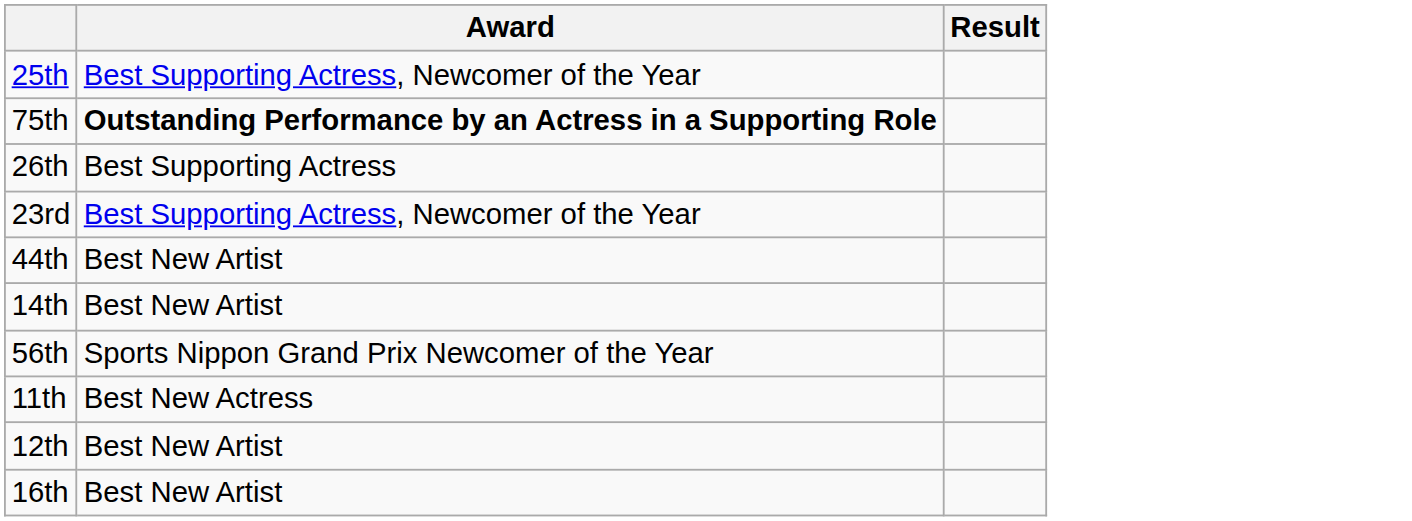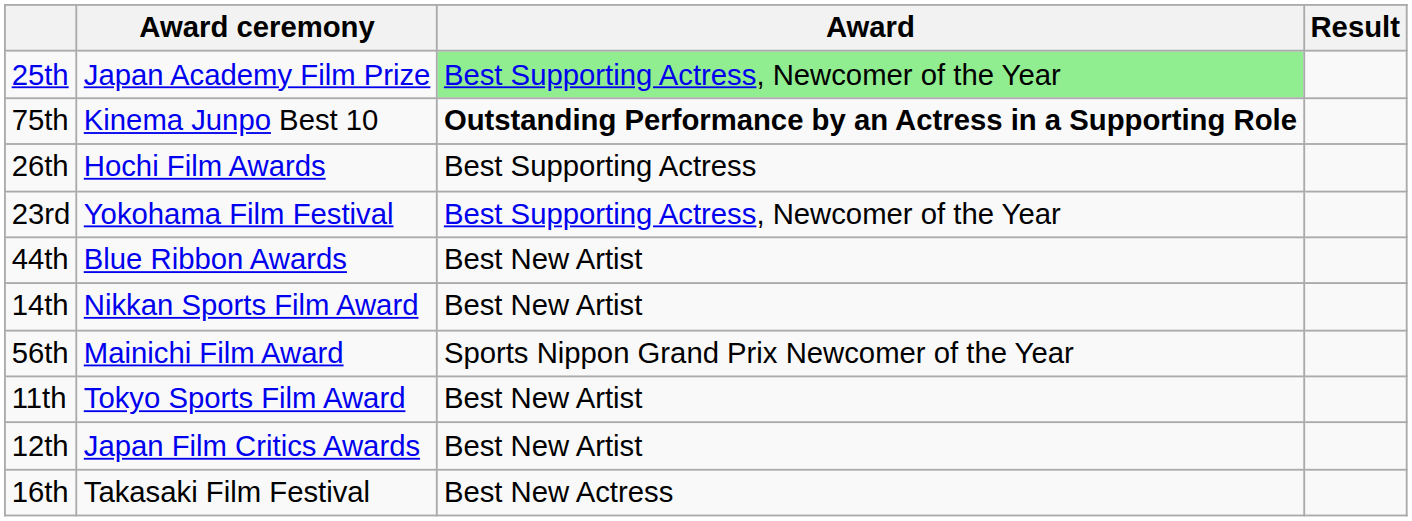+ column: (257, 27)
(392, 74) no background -> (752, 74) lightgreen background
(198, 399) Best New Actress -> (543, 399) Best New Artist
(183, 492) Best New Artist -> (559, 492) Best New Actress
